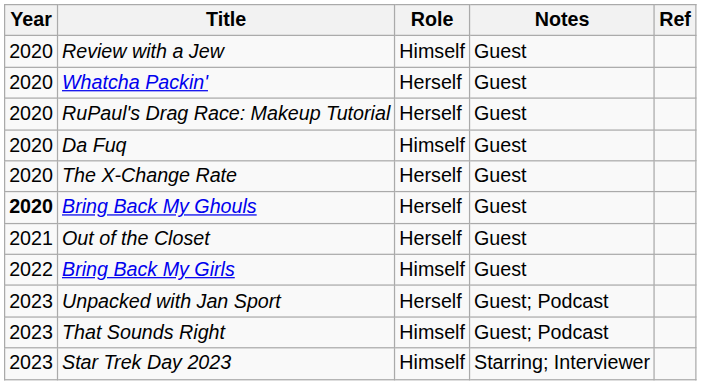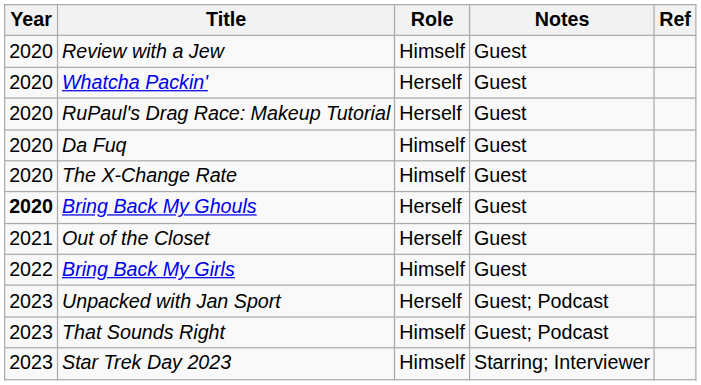(431, 176) Herself -> (432, 176) Himself
